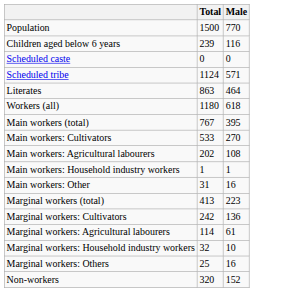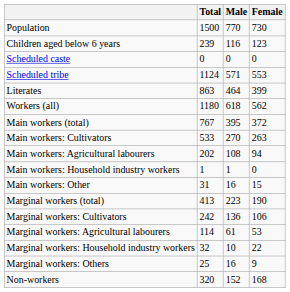+ column: (267, 12)
